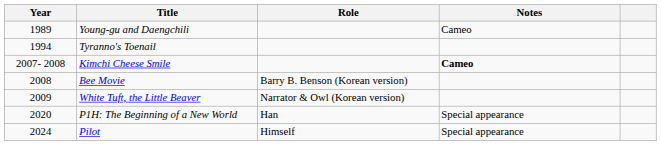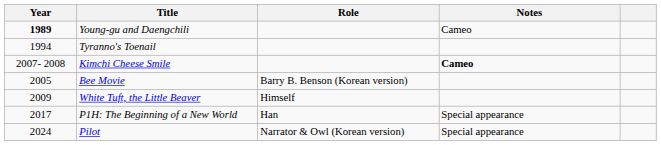(41, 30) normal -> (41, 30) bold
(41, 81) 2008 -> (41, 81) 2005
(332, 98) Narrator & Owl (Korean version) -> (278, 98) Himself
(41, 115) 2020 -> (41, 115) 2017
(278, 132) Himself -> (332, 132) Narrator & Owl (Korean version)
